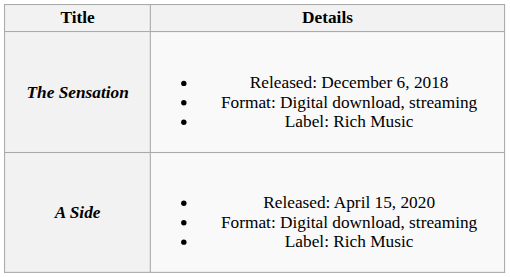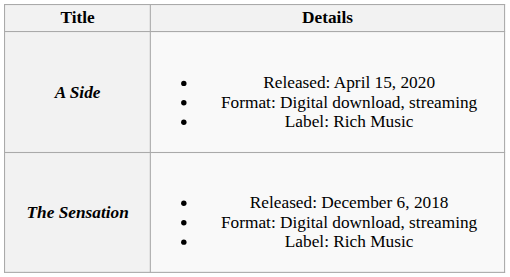rows swapped: (78, 92) <-> (78, 212)
